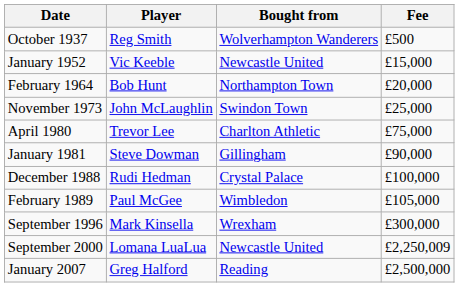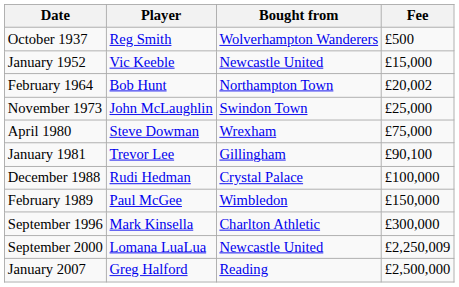(408, 85) £20,000 -> (408, 85) £20,002
(142, 131) Trevor Lee -> (154, 131) Steve Dowman
(270, 131) Charlton Athletic -> (248, 131) Wrexham
(154, 154) Steve Dowman -> (142, 154) Trevor Lee
(408, 154) £90,000 -> (408, 154) £90,100
(412, 200) £105,000 -> (412, 200) £150,000
(248, 223) Wrexham -> (270, 223) Charlton Athletic
